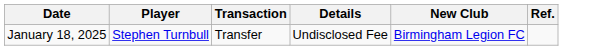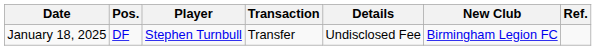+ column: (126, 14)
